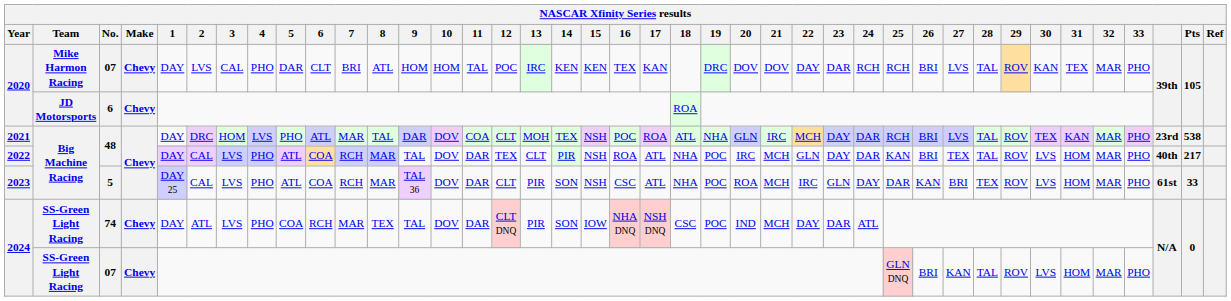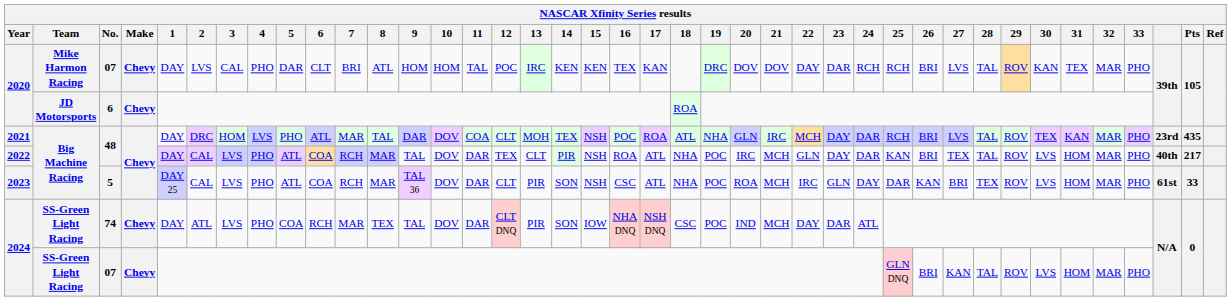(1192, 136) 538 -> (1192, 136) 435
